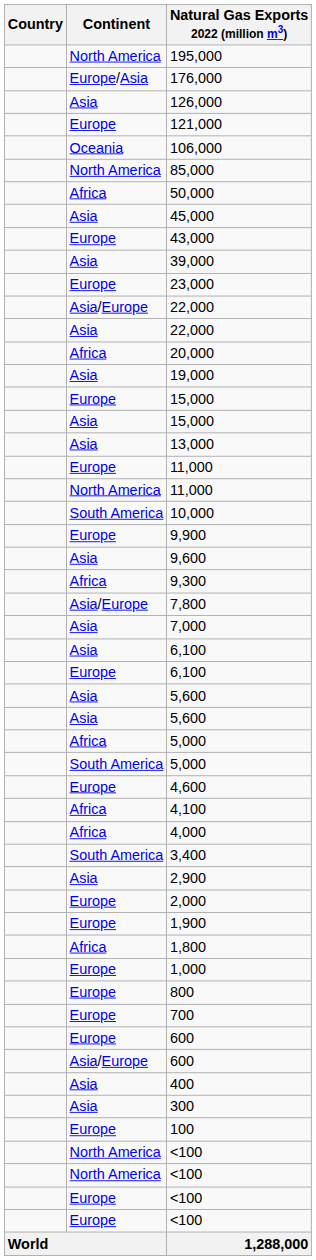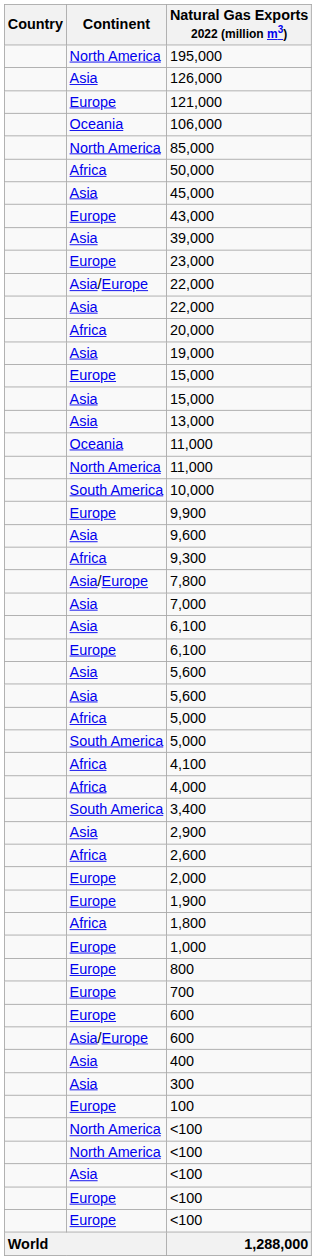- row: (109, 79)
- row: (93, 467)
+ row: (96, 444)
- row: (93, 787)
+ row: (88, 855)
+ row: (84, 1175)
